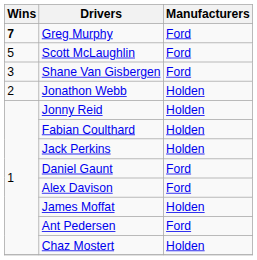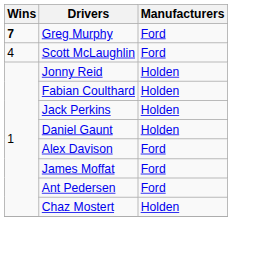(11, 53) 5 -> (11, 53) 4
- row: (101, 72)
- row: (84, 91)
(179, 168) Ford -> (160, 130) Holden
(185, 207) Holden -> (153, 168) Ford
